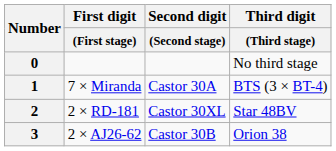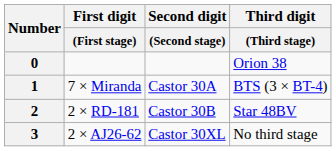(275, 63) No third stage -> (260, 63) Orion 38
(187, 110) Castor 30XL -> (182, 110) Castor 30B
(182, 134) Castor 30B -> (187, 134) Castor 30XL
(260, 134) Orion 38 -> (275, 134) No third stage
